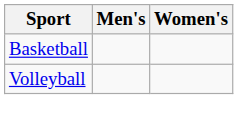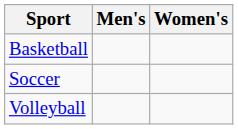+ row: (34, 78)
